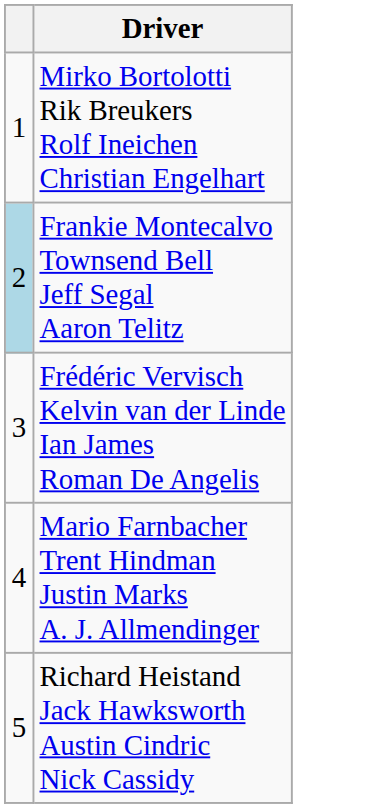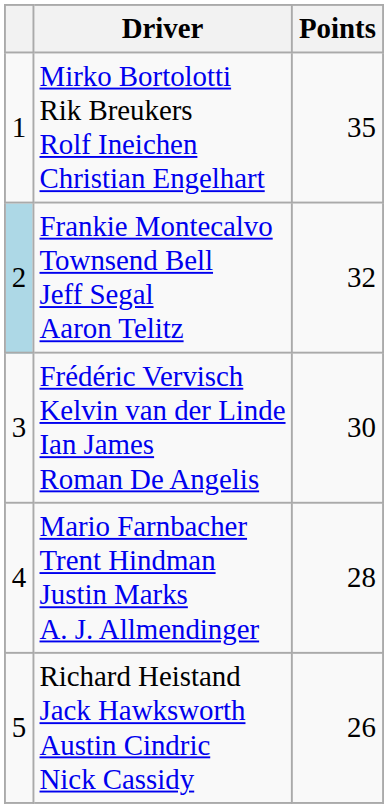+ column: (337, 28)
